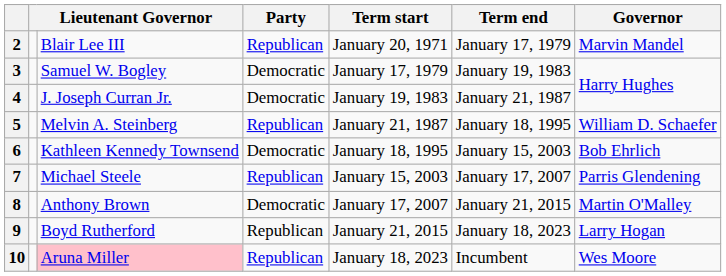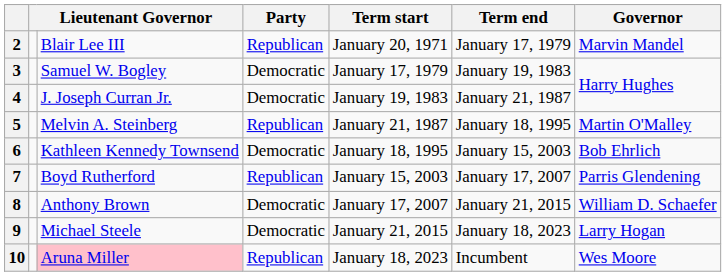(648, 124) William D. Schaefer -> (635, 124) Martin O'Malley
(91, 177) Michael Steele -> (98, 177) Boyd Rutherford
(635, 204) Martin O'Malley -> (648, 204) William D. Schaefer
(98, 230) Boyd Rutherford -> (91, 230) Michael Steele
(285, 230) Republican -> (286, 230) Democratic
